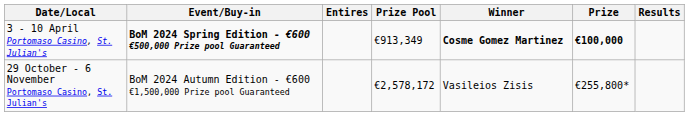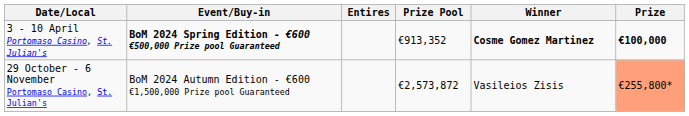- column: (660, 13)
(398, 40) €913,349 -> (422, 40) €913,352
(404, 86) €2,578,172 -> (428, 86) €2,573,872
(602, 86) no background -> (646, 86) lightsalmon background
